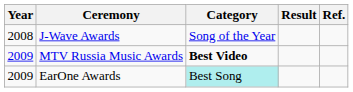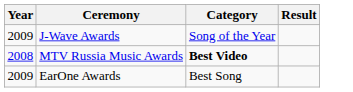- column: (334, 14)
(20, 35) 2008 -> (20, 35) 2009
(20, 55) 2009 -> (20, 55) 2008
(215, 76) paleturquoise background -> (215, 76) no background
